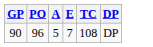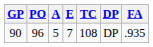+ column: (135, 14)
